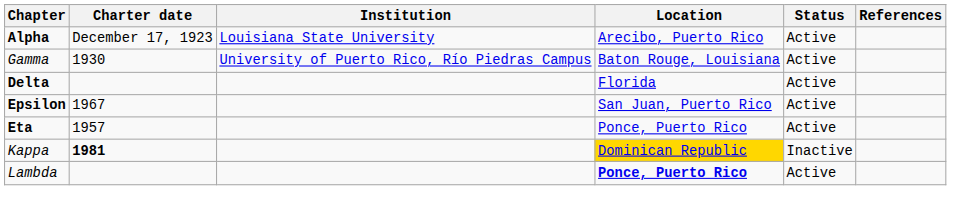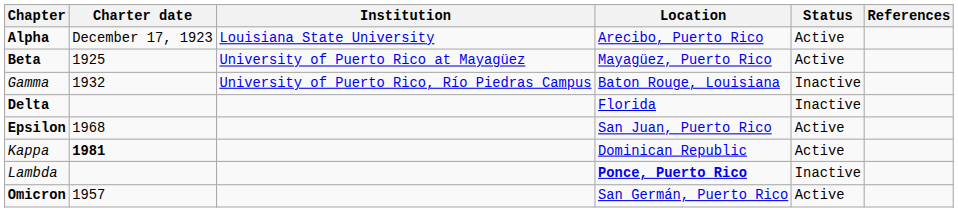+ row: (24, 61)
(89, 61) 1930 -> (89, 83) 1932
(811, 61) Active -> (828, 83) Inactive
(811, 83) Active -> (828, 106) Inactive
(89, 106) 1967 -> (89, 128) 1968
- row: (20, 128)
(673, 151) gold background -> (673, 151) no background
(820, 151) Inactive -> (820, 151) Active
(811, 173) Active -> (828, 173) Inactive
+ row: (37, 195)
